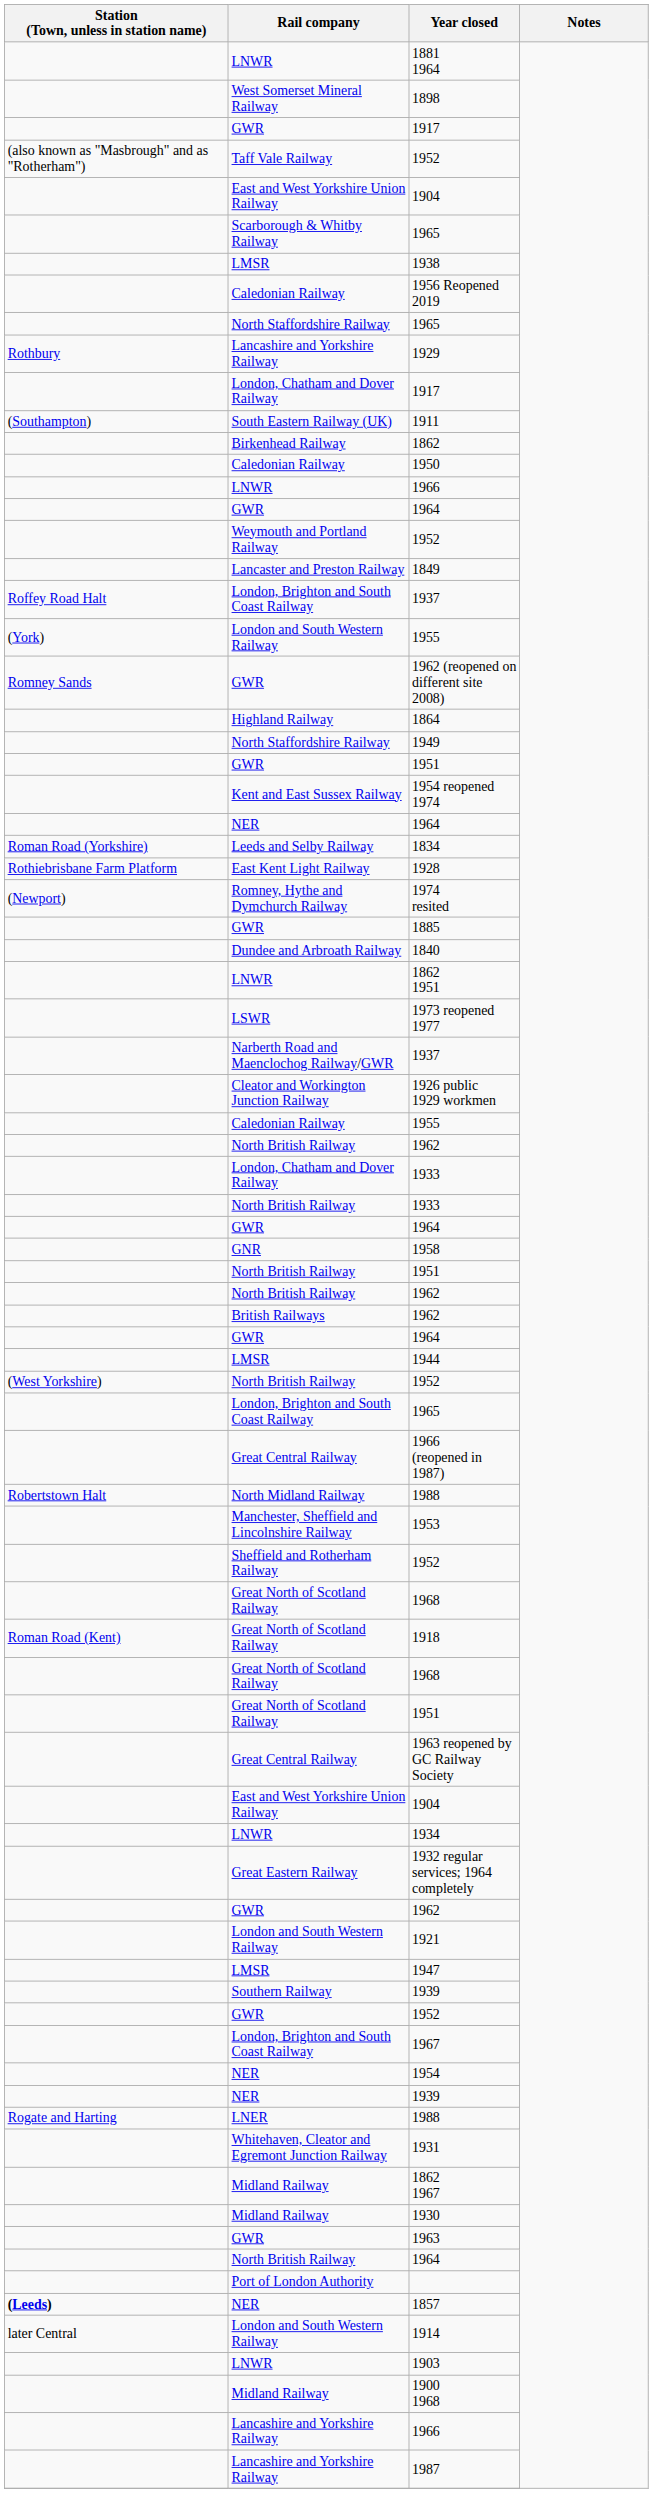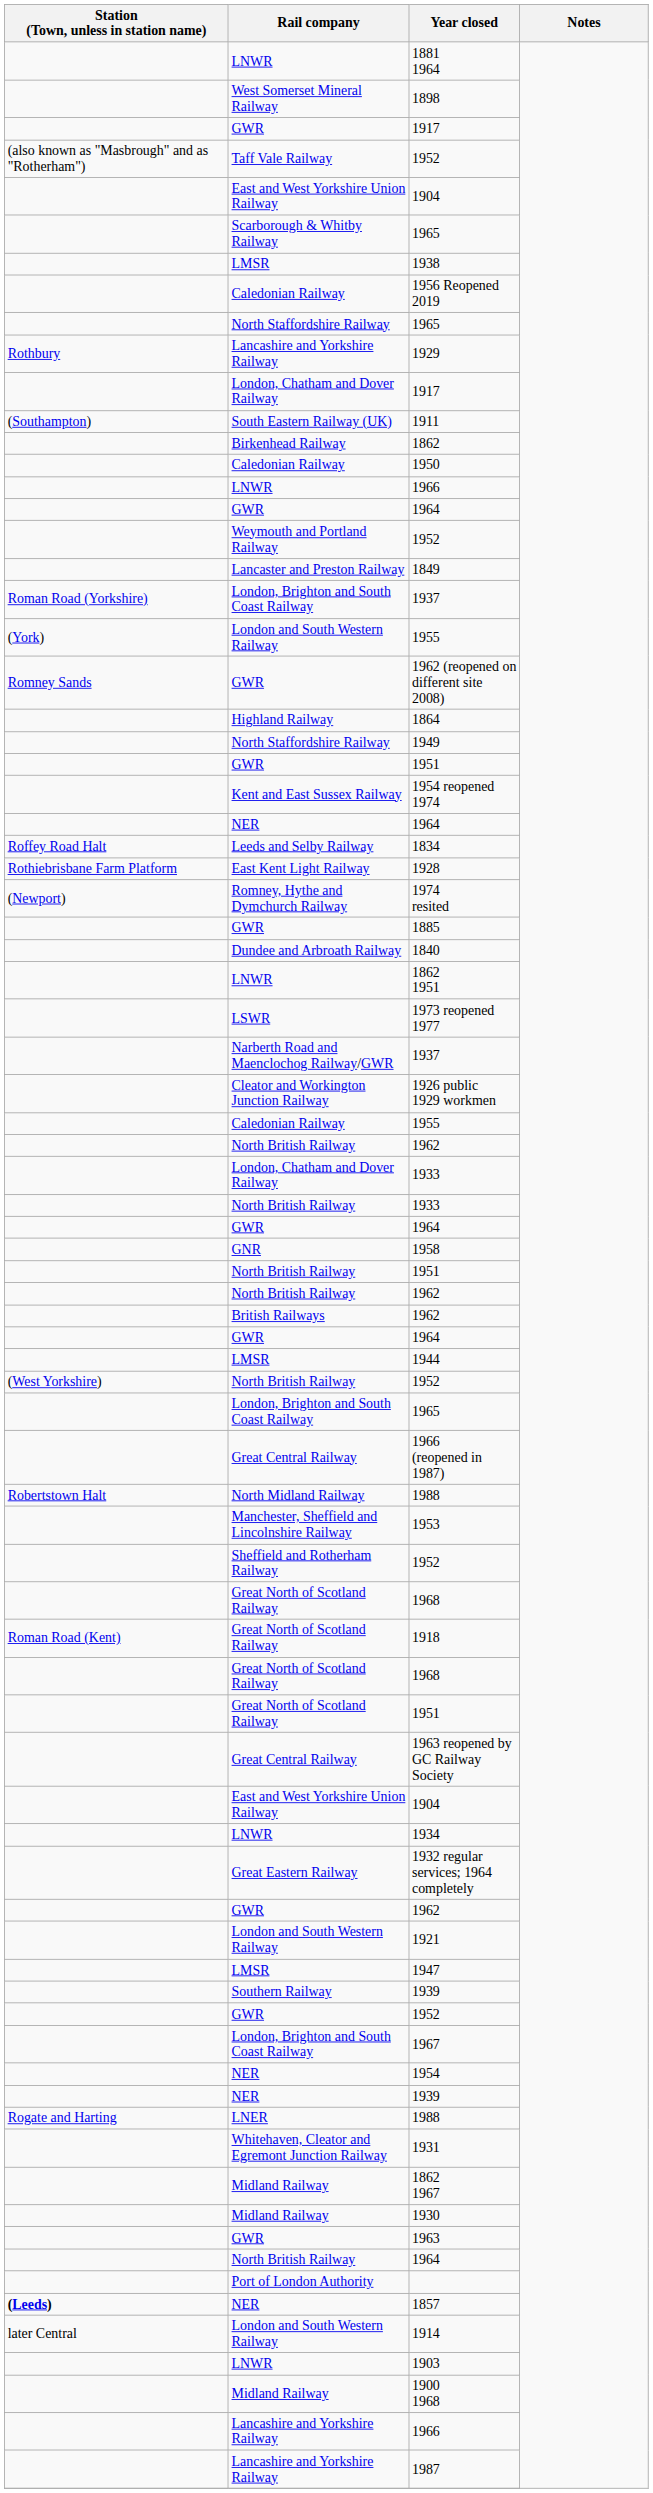(57, 599) Roffey Road Halt -> (78, 599) Roman Road (Yorkshire)
(78, 846) Roman Road (Yorkshire) -> (57, 846) Roffey Road Halt
